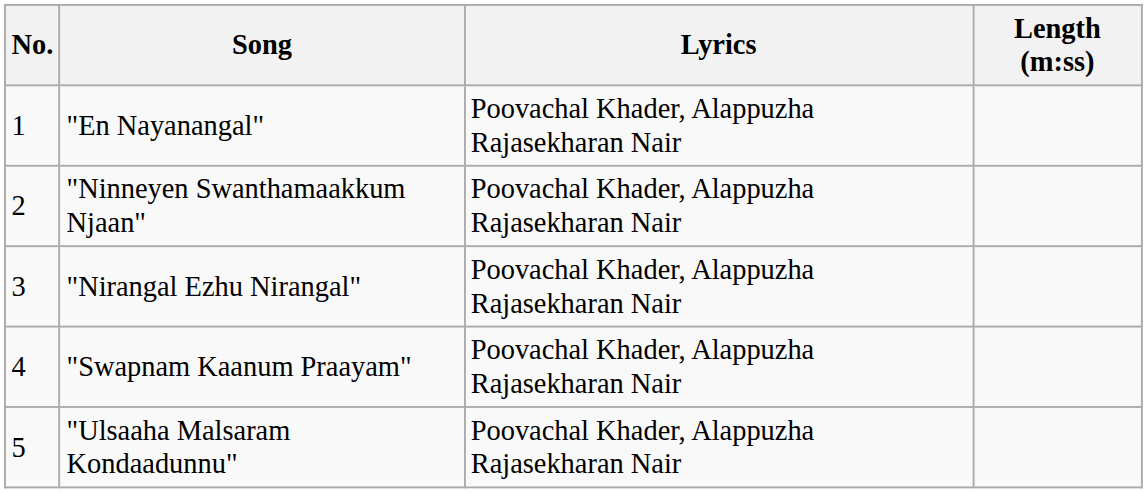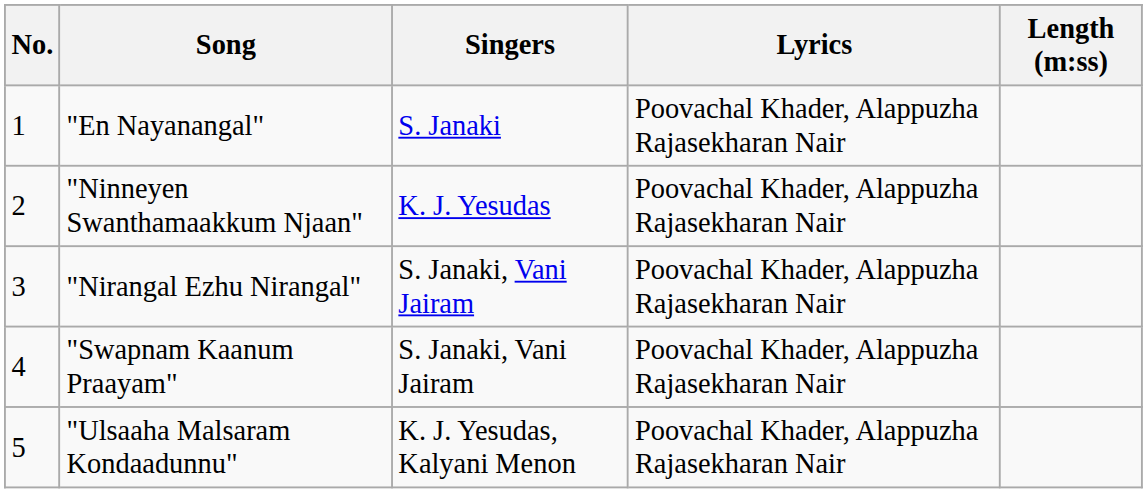+ column: (510, 44)
